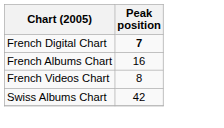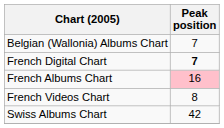+ row: (87, 43)
(139, 61) no background -> (195, 79) pink background
